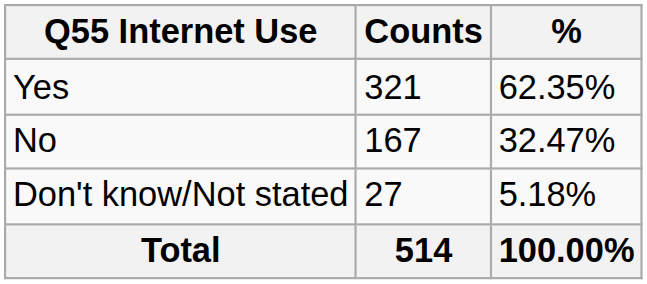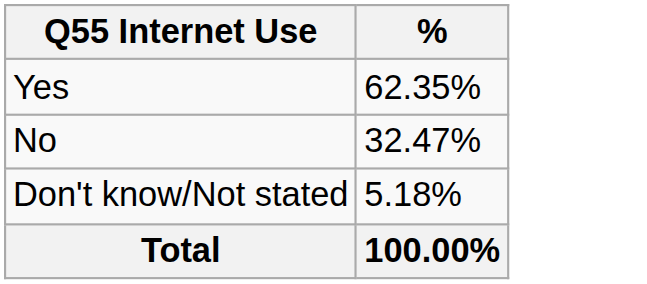- column: (424, 31)
